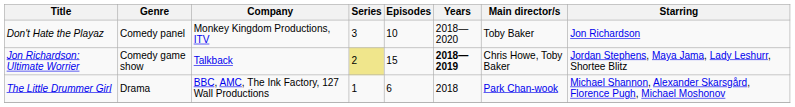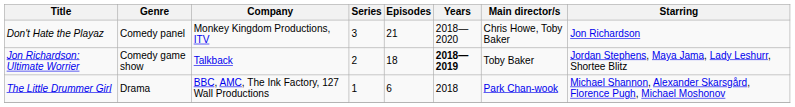(392, 34) 10 -> (392, 34) 21
(509, 34) Toby Baker -> (523, 34) Chris Howe, Toby Baker
(354, 61) khaki background -> (354, 61) no background
(392, 61) 15 -> (392, 61) 18
(523, 61) Chris Howe, Toby Baker -> (509, 61) Toby Baker
